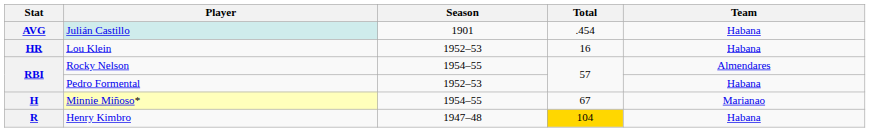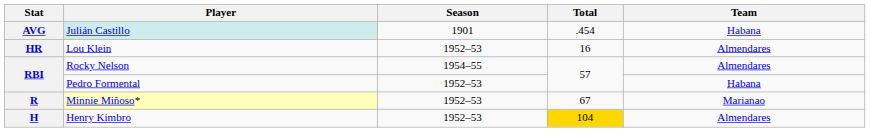(744, 48) Habana -> (744, 48) Almendares
(34, 100) H -> (34, 100) R
(463, 100) 1954–55 -> (463, 100) 1952–53
(34, 118) R -> (34, 118) H
(463, 118) 1947–48 -> (463, 118) 1952–53
(744, 118) Habana -> (744, 118) Almendares
